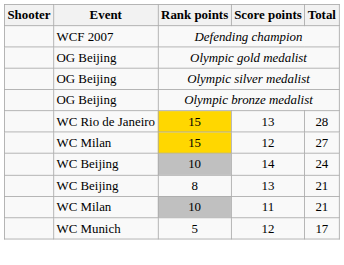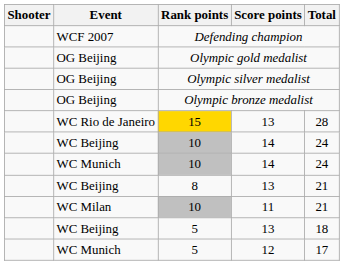- row: (84, 143)
+ row: (89, 164)
+ row: (87, 228)
